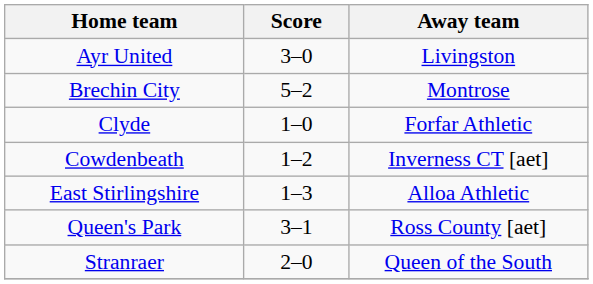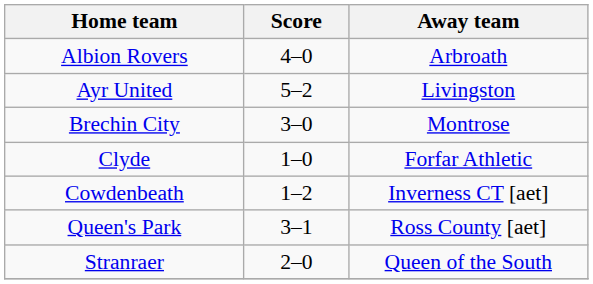+ row: (124, 55)
(296, 55) 3–0 -> (296, 90) 5–2
(296, 90) 5–2 -> (296, 124) 3–0
- row: (124, 192)
